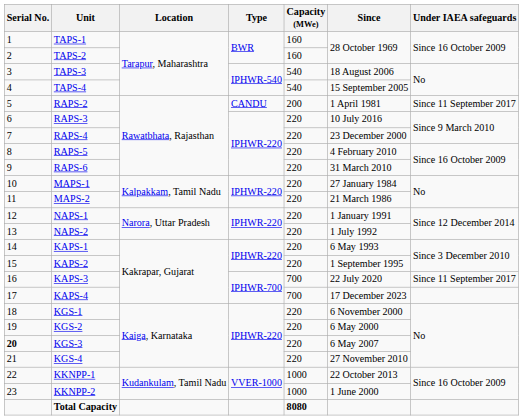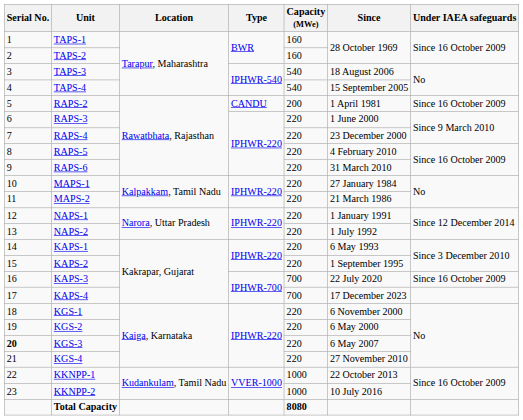(464, 103) Since 11 September 2017 -> (459, 103) Since 16 October 2009
(356, 119) 10 July 2016 -> (354, 119) 1 June 2000
(464, 279) Since 11 September 2017 -> (459, 279) Since 16 October 2009
(354, 391) 1 June 2000 -> (356, 391) 10 July 2016
